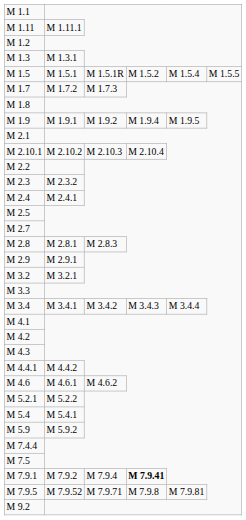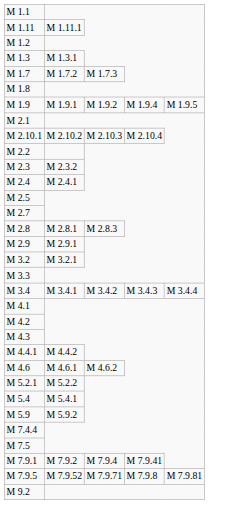- row: (18, 74)
(146, 476) bold -> (144, 461) normal
